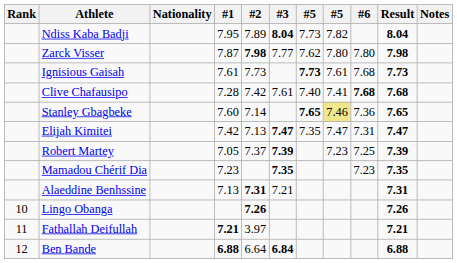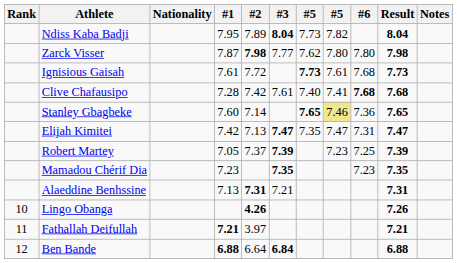(255, 72) 7.73 -> (255, 72) 7.72
(255, 209) 7.26 -> (255, 209) 4.26
